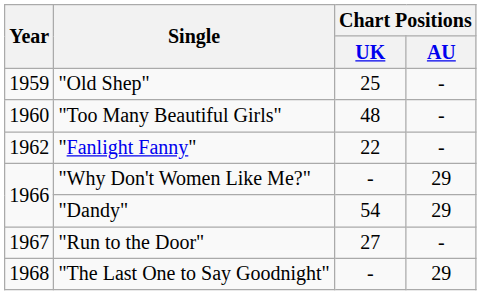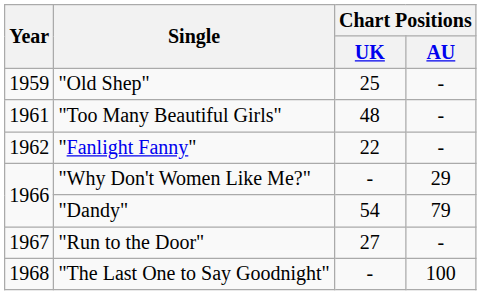(29, 115) 1960 -> (29, 115) 1961
(441, 210) 29 -> (441, 210) 79
(441, 274) 29 -> (441, 274) 100
